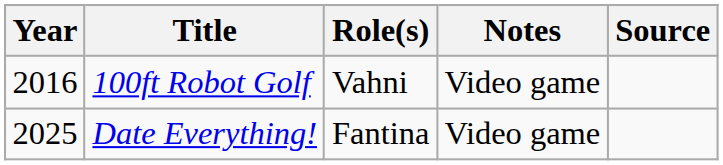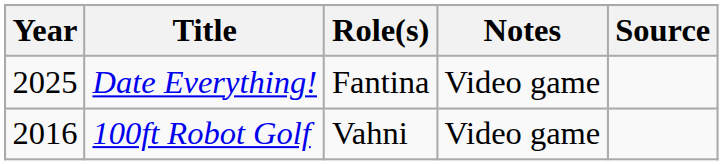rows swapped: (202, 81) <-> (205, 133)
